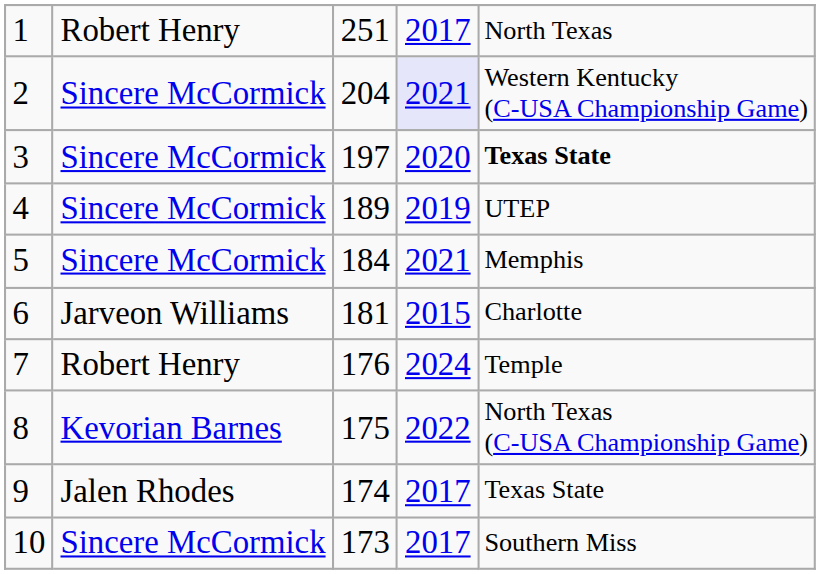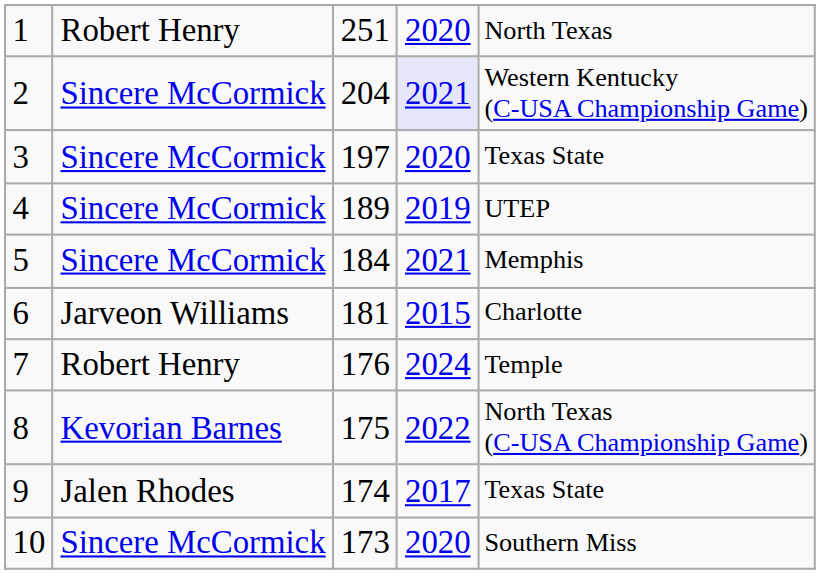(438, 30) 2017 -> (438, 30) 2020
(548, 156) bold -> (544, 156) normal
(438, 542) 2017 -> (438, 542) 2020
